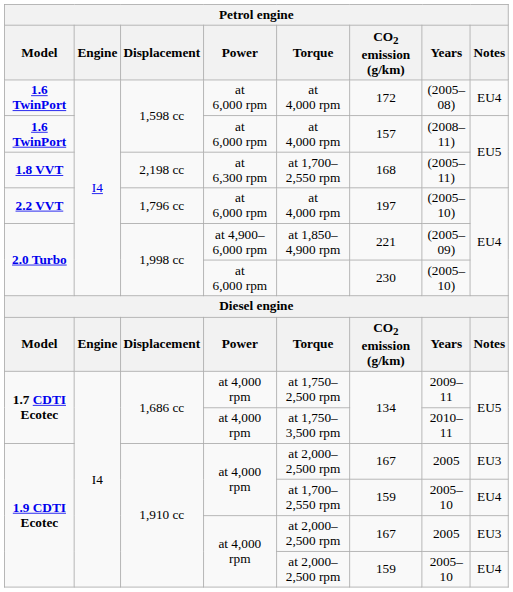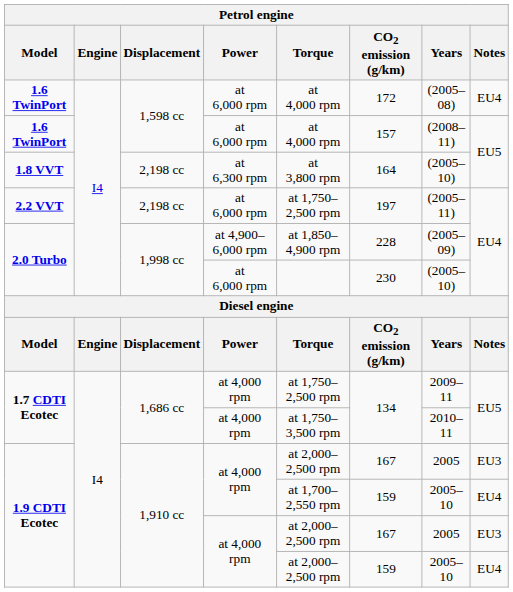(313, 169) at 1,700–2,550 rpm -> (313, 169) at 3,800 rpm
(386, 169) 168 -> (386, 169) 164
(446, 169) (2005–11) -> (446, 169) (2005–10)
(162, 205) 1,796 cc -> (162, 205) 2,198 cc
(313, 205) at 4,000 rpm -> (313, 205) at 1,750–2,500 rpm
(446, 205) (2005–10) -> (446, 205) (2005–11)
(386, 241) 221 -> (386, 241) 228
